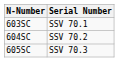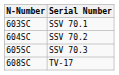+ row: (18, 63)
